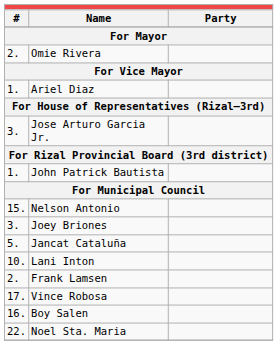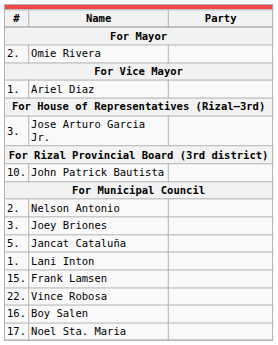(13, 172) 1. -> (17, 172) 10.
(17, 208) 15. -> (13, 208) 2.
(17, 261) 10. -> (13, 261) 1.
(13, 278) 2. -> (17, 278) 15.
(17, 296) 17. -> (17, 296) 22.
(17, 331) 22. -> (17, 331) 17.
